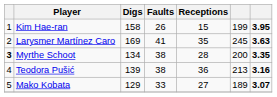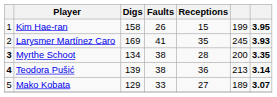(261, 41) 3.63 -> (261, 41) 3.93
(9, 70) normal -> (9, 70) bold
(261, 70) 3.16 -> (261, 70) 3.14
